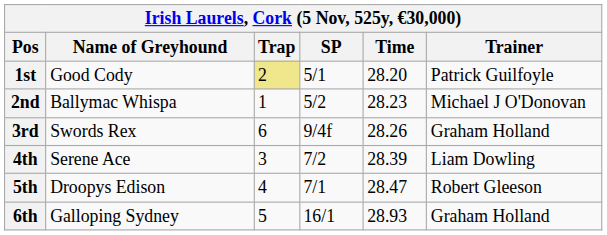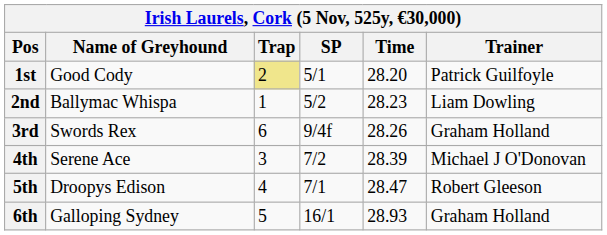(508, 103) Michael J O'Donovan -> (483, 103) Liam Dowling
(483, 159) Liam Dowling -> (508, 159) Michael J O'Donovan
